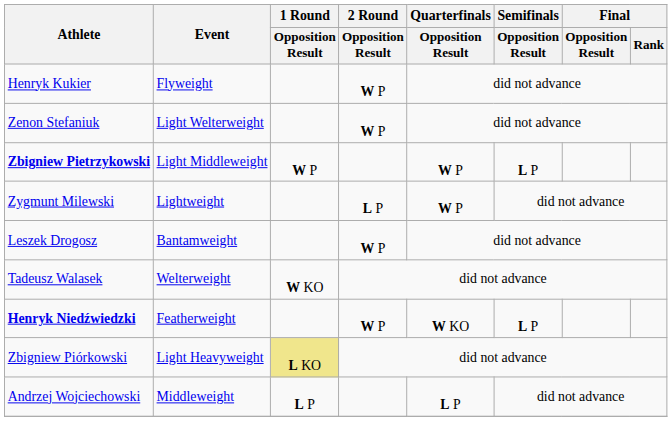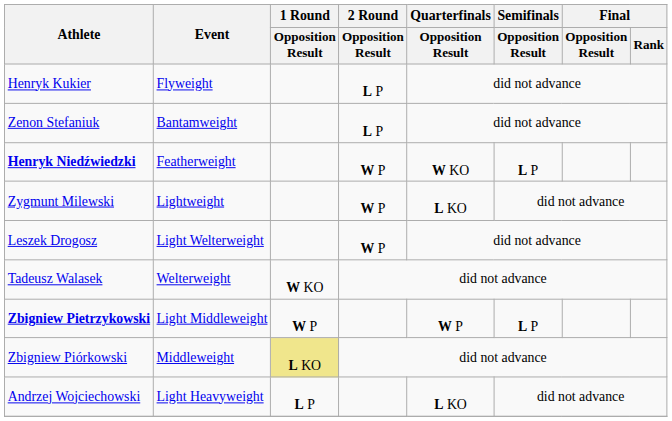(373, 92) W P -> (373, 92) L P
(210, 123) Light Welterweight -> (197, 123) Bantamweight
(373, 131) W P -> (373, 131) L P
rows swapped: (72, 318) <-> (79, 162)
(373, 209) L P -> (373, 209) W P
(451, 209) W P -> (451, 209) L KO
(197, 240) Bantamweight -> (210, 240) Light Welterweight
(210, 358) Light Heavyweight -> (195, 358) Middleweight
(195, 397) Middleweight -> (210, 397) Light Heavyweight
(451, 405) L P -> (451, 405) L KO
